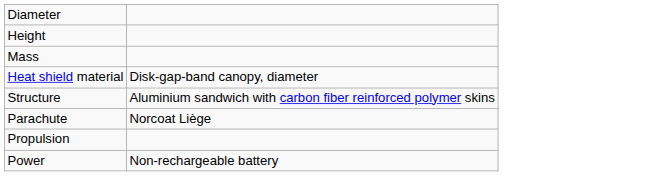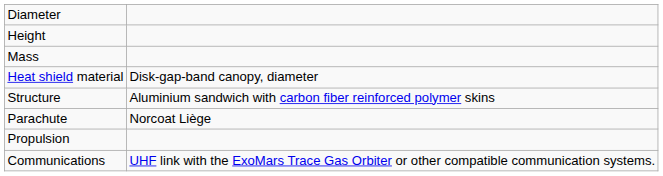- row: (26, 160)
+ row: (56, 160)
